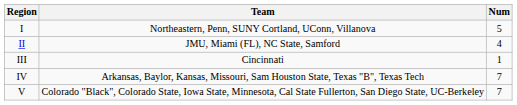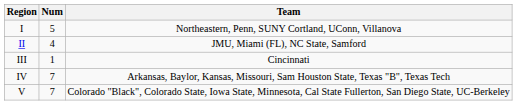columns swapped: (499, 12) <-> (263, 12)
